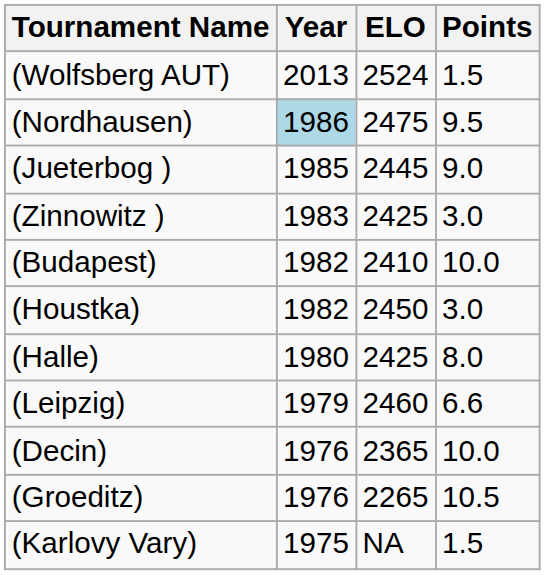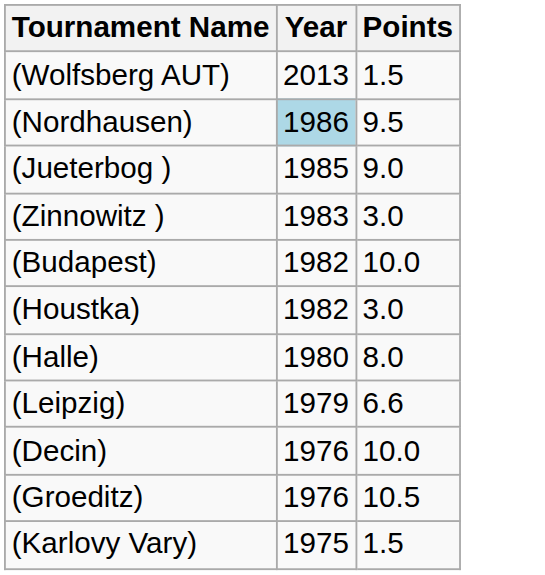- column: (395, 27)
